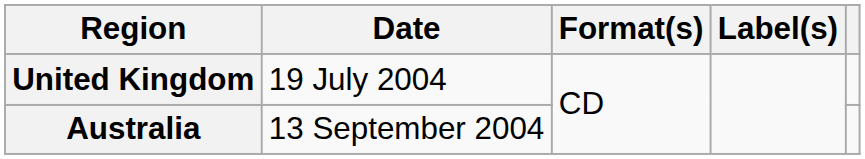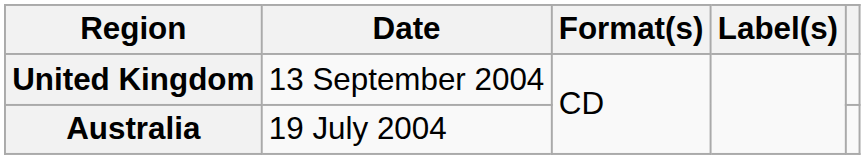(358, 79) 19 July 2004 -> (407, 79) 13 September 2004
(407, 128) 13 September 2004 -> (358, 128) 19 July 2004
